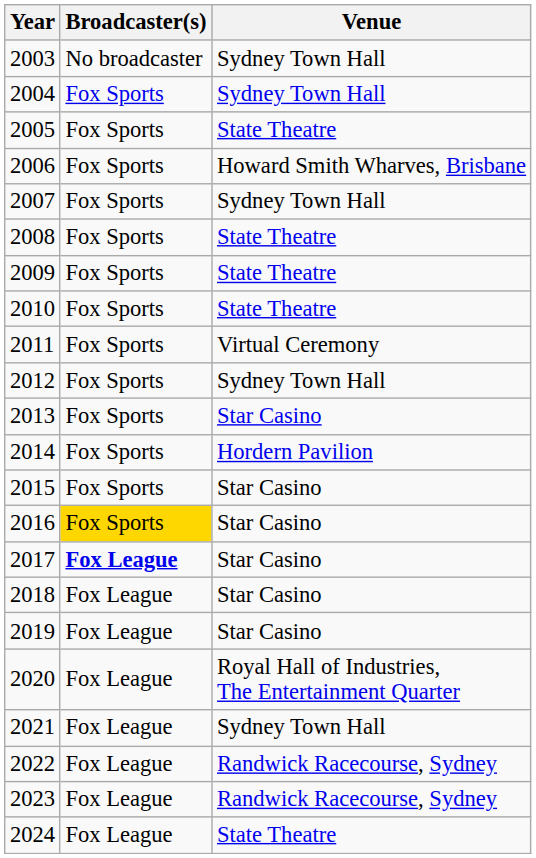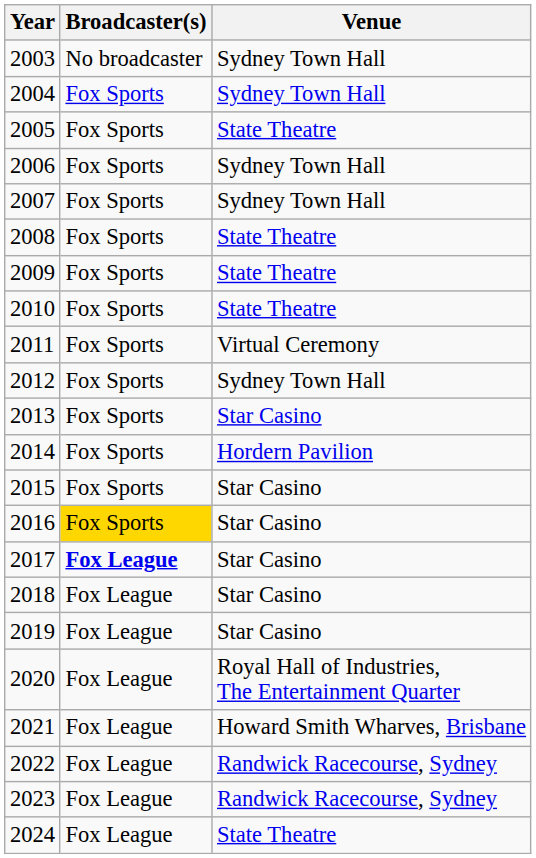(372, 165) Howard Smith Wharves, Brisbane -> (301, 165) Sydney Town Hall
(301, 727) Sydney Town Hall -> (372, 727) Howard Smith Wharves, Brisbane
